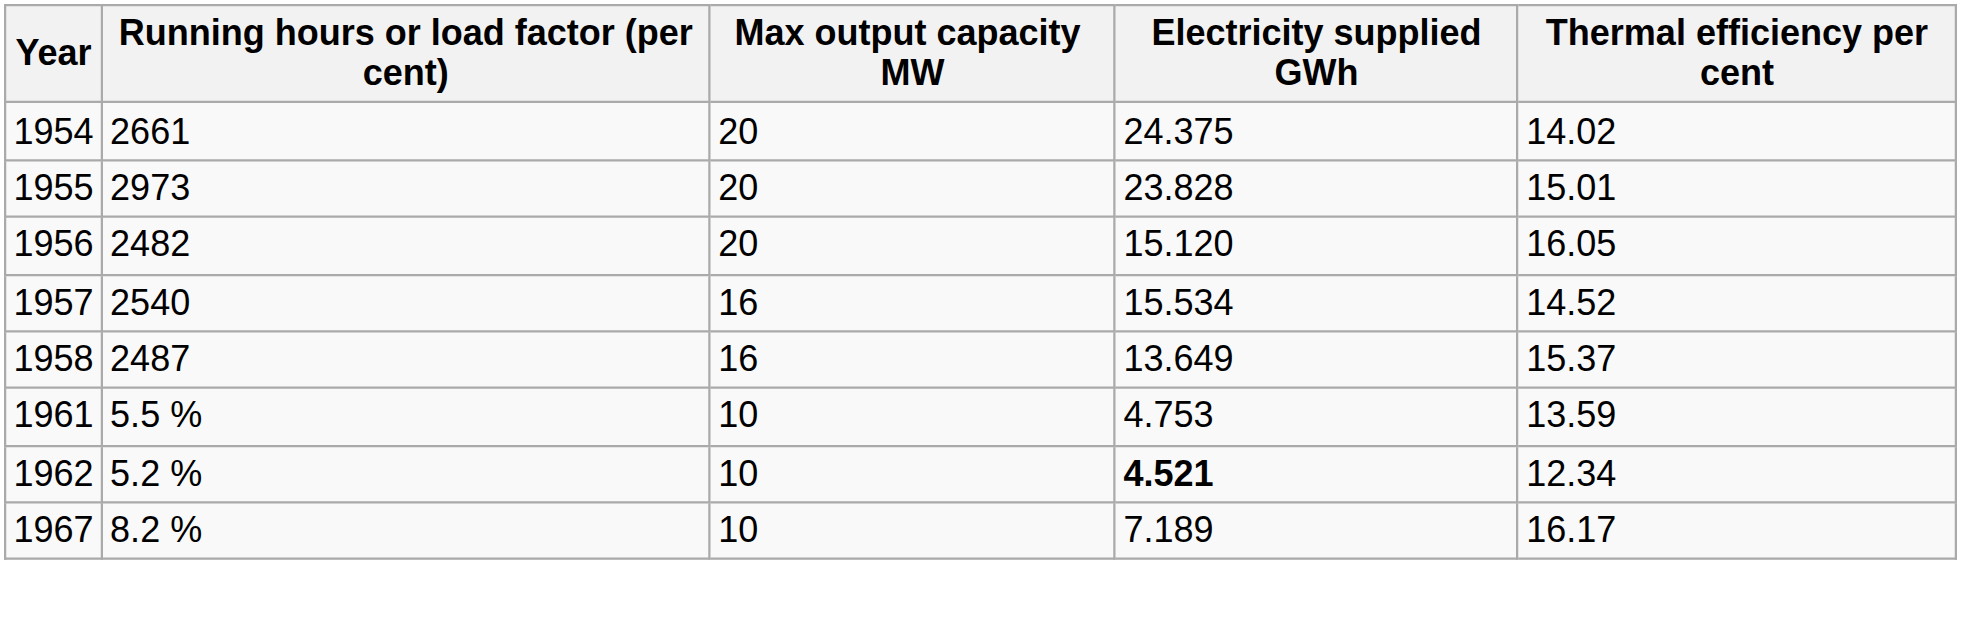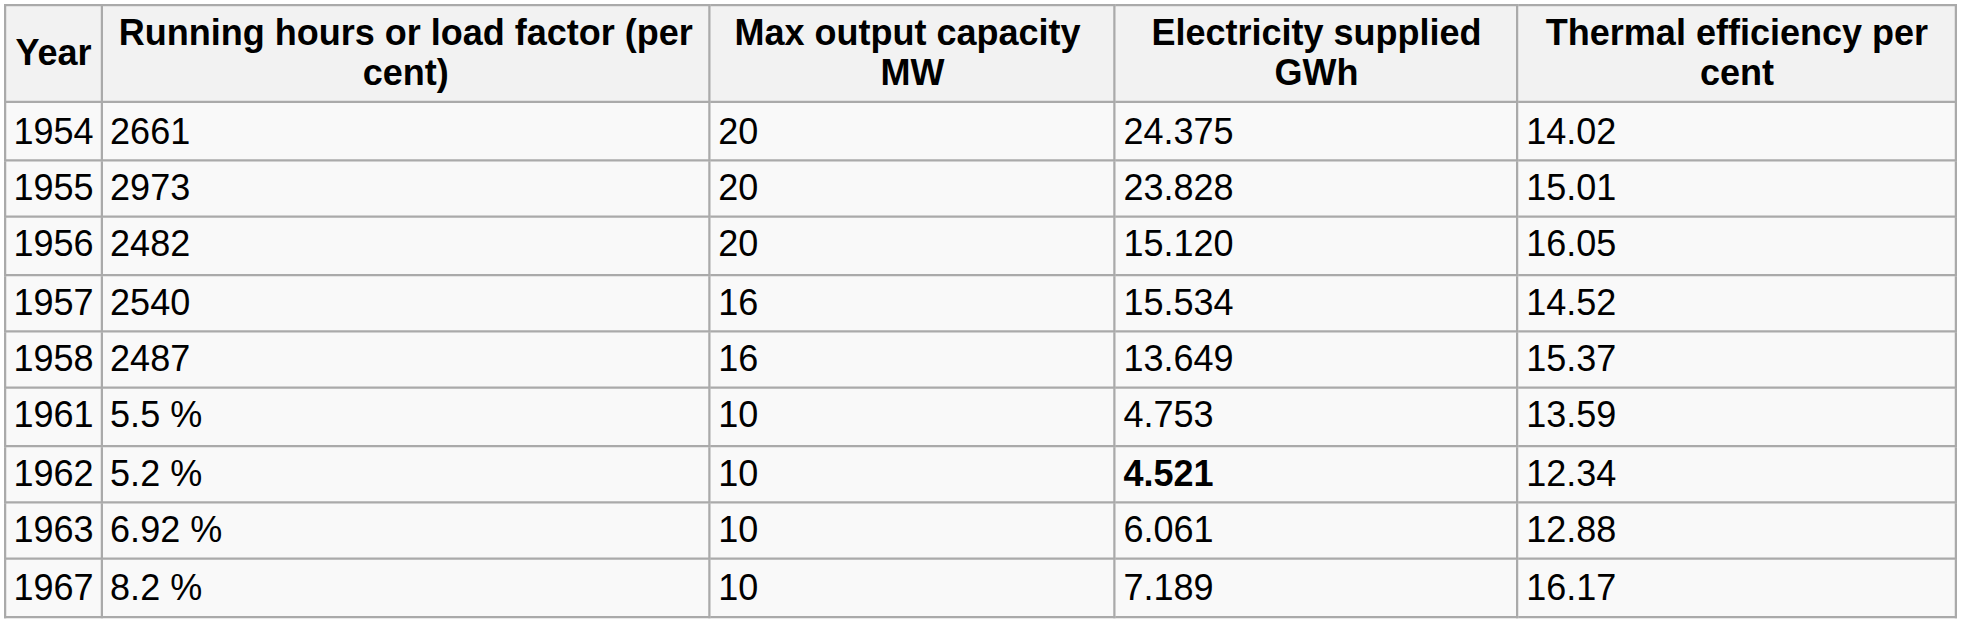+ row: (53, 530)
